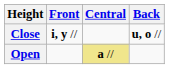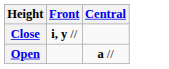- column: (146, 14)
(106, 53) khaki background -> (106, 53) no background
